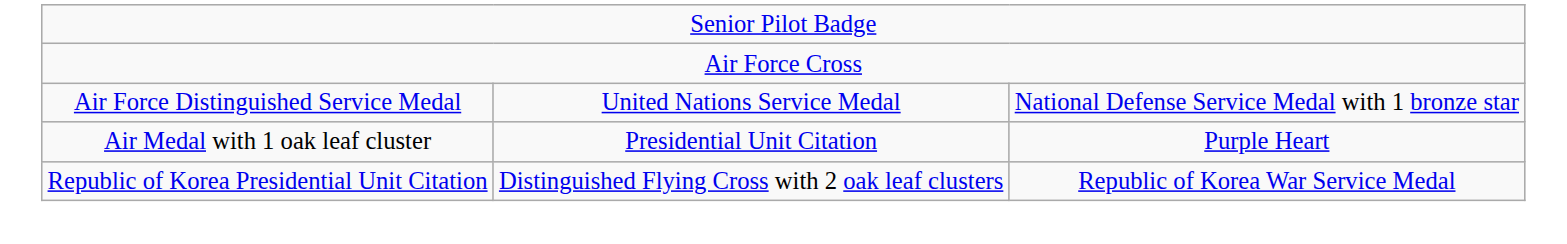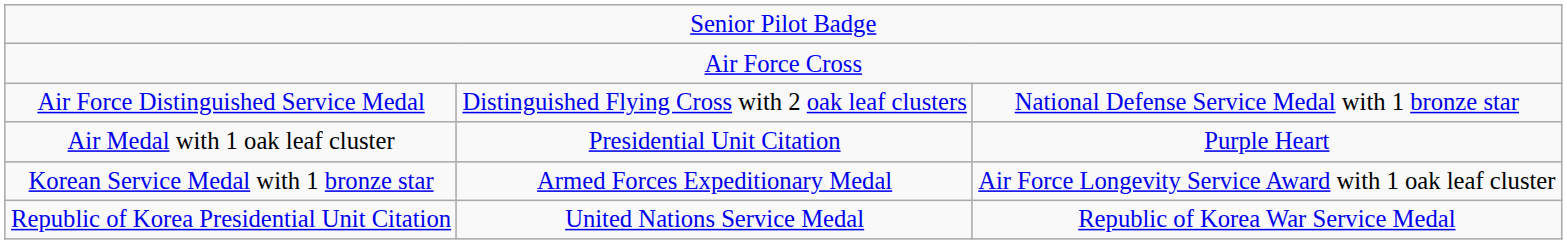(751, 102) United Nations Service Medal -> (715, 102) Distinguished Flying Cross with 2 oak leaf clusters
+ row: (231, 180)
(751, 180) Distinguished Flying Cross with 2 oak leaf clusters -> (715, 219) United Nations Service Medal
